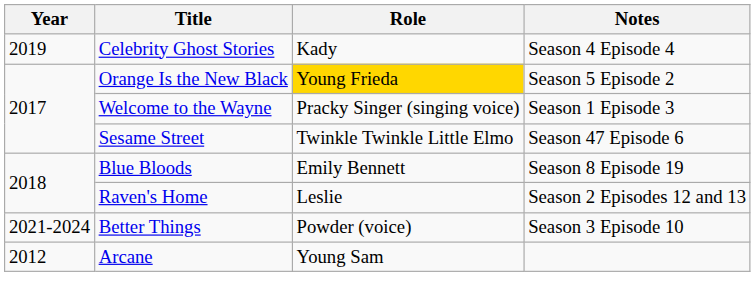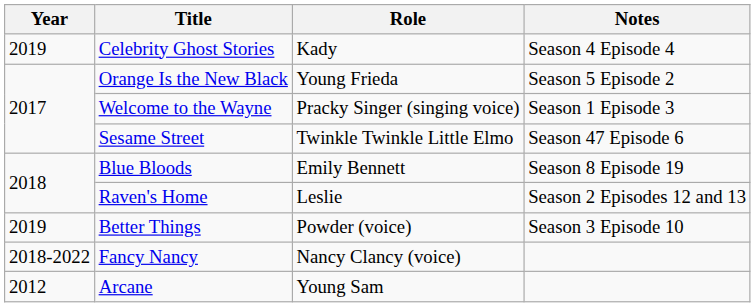(347, 78) gold background -> (347, 78) no background
(49, 227) 2021-2024 -> (28, 227) 2019
+ row: (148, 256)
